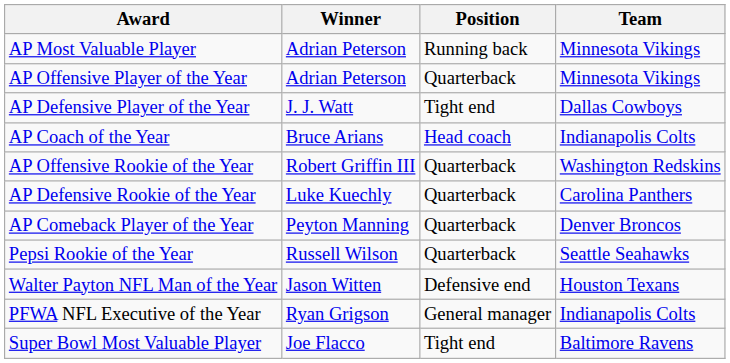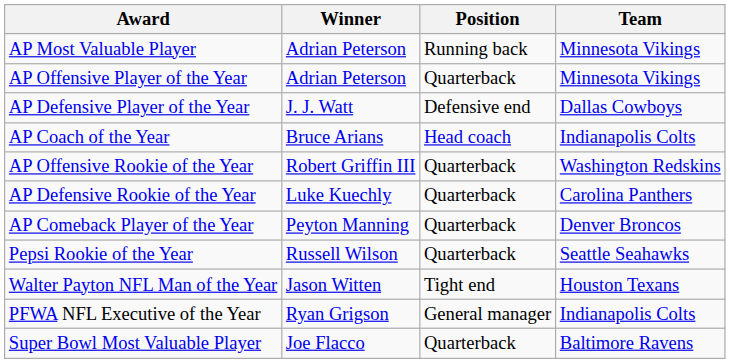(459, 107) Tight end -> (477, 107) Defensive end
(477, 284) Defensive end -> (459, 284) Tight end
(459, 343) Tight end -> (470, 343) Quarterback
